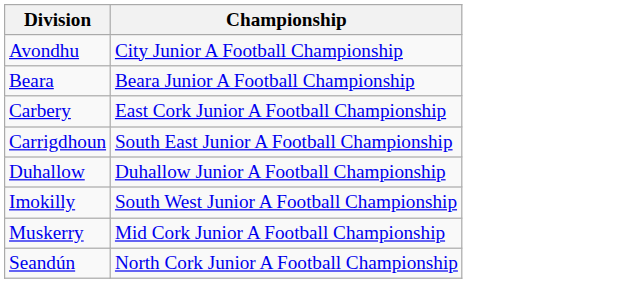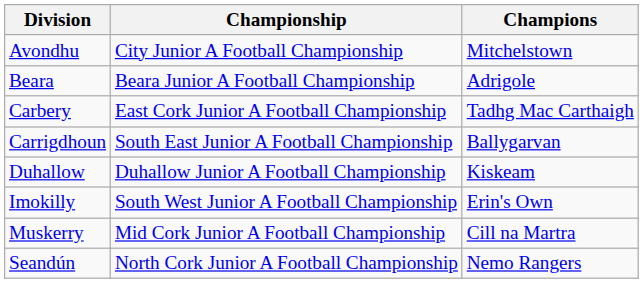+ column: (550, 19)
